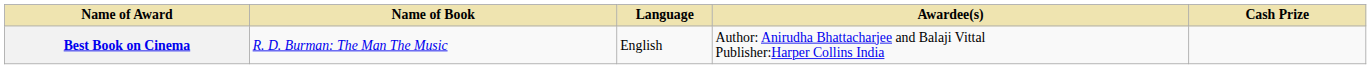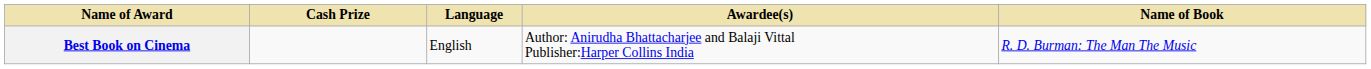columns swapped: (433, 15) <-> (1277, 15)
